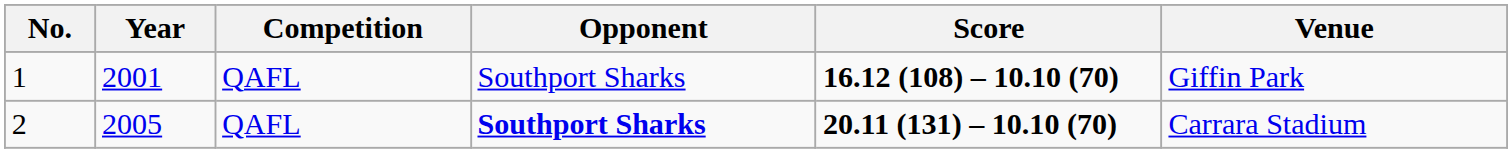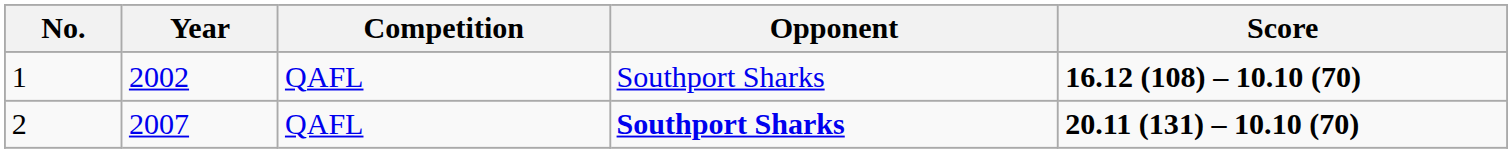- column: (1334, 28)
(132, 76) 2001 -> (159, 76) 2002
(132, 123) 2005 -> (159, 123) 2007
